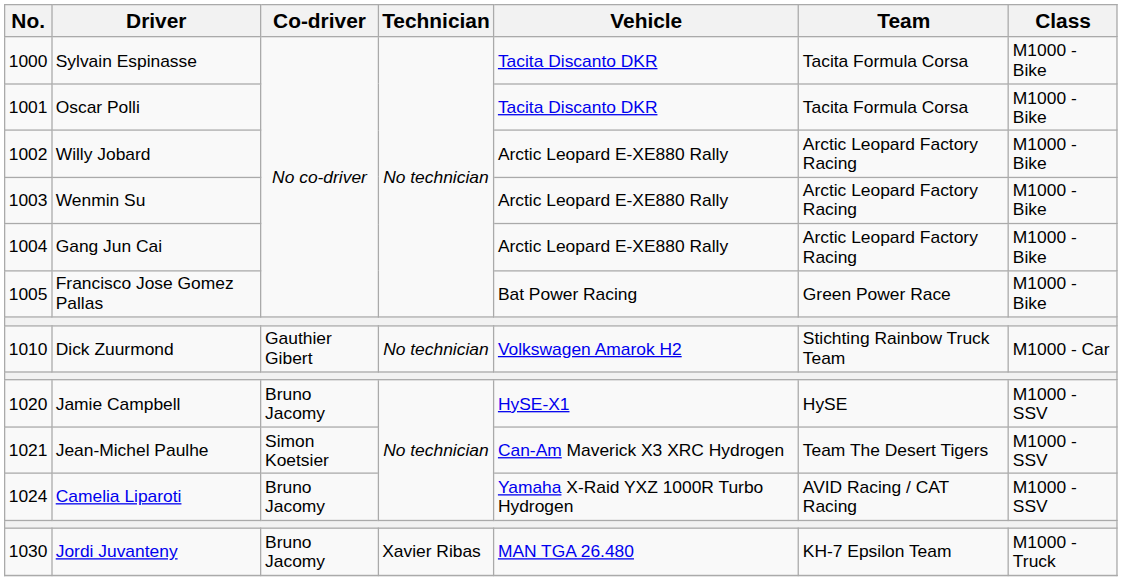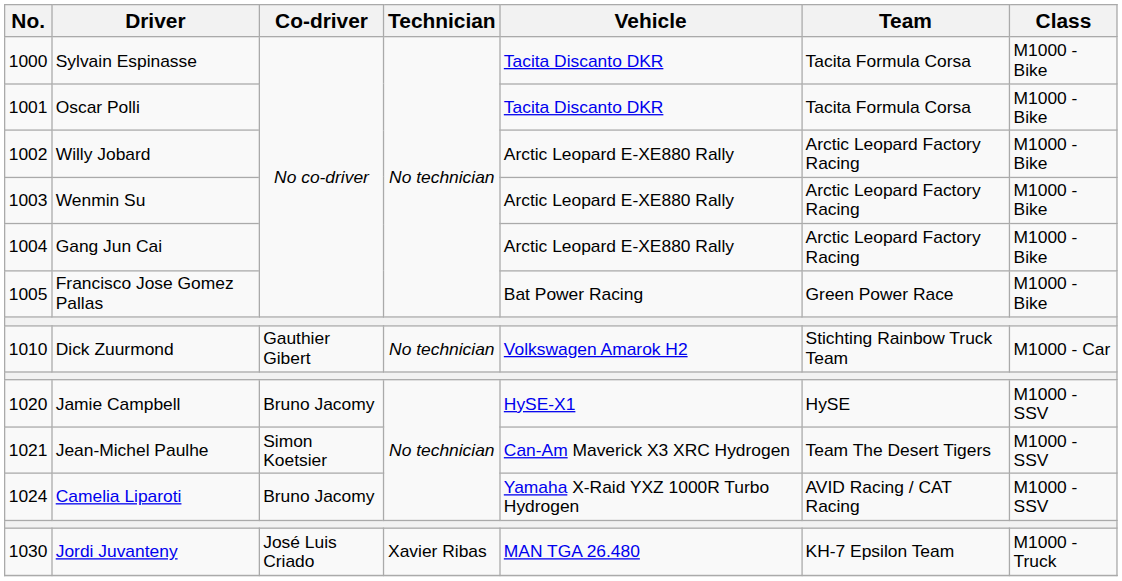(295, 551) Bruno Jacomy -> (300, 551) José Luis Criado
